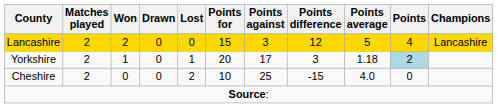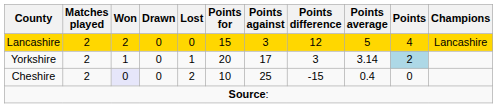(367, 59) 1.18 -> (367, 59) 3.14
(125, 77) no background -> (125, 77) lavender background
(367, 77) 4.0 -> (367, 77) 0.4
